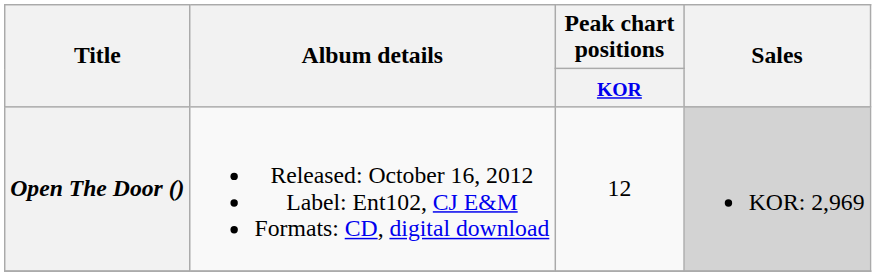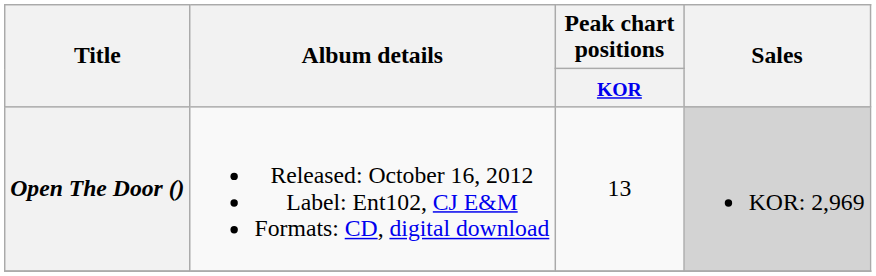(619, 188) 12 -> (619, 188) 13
